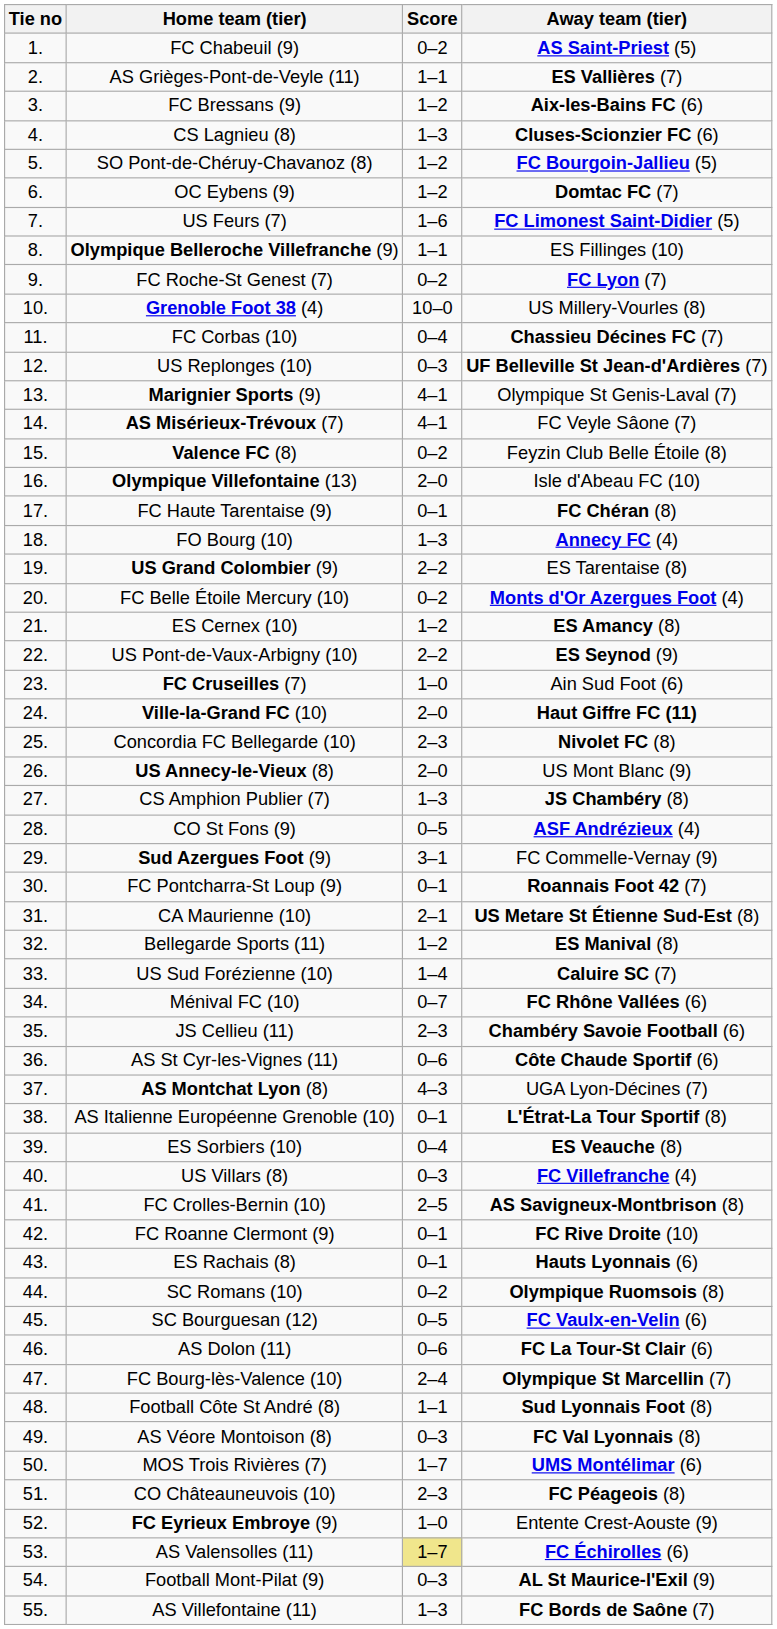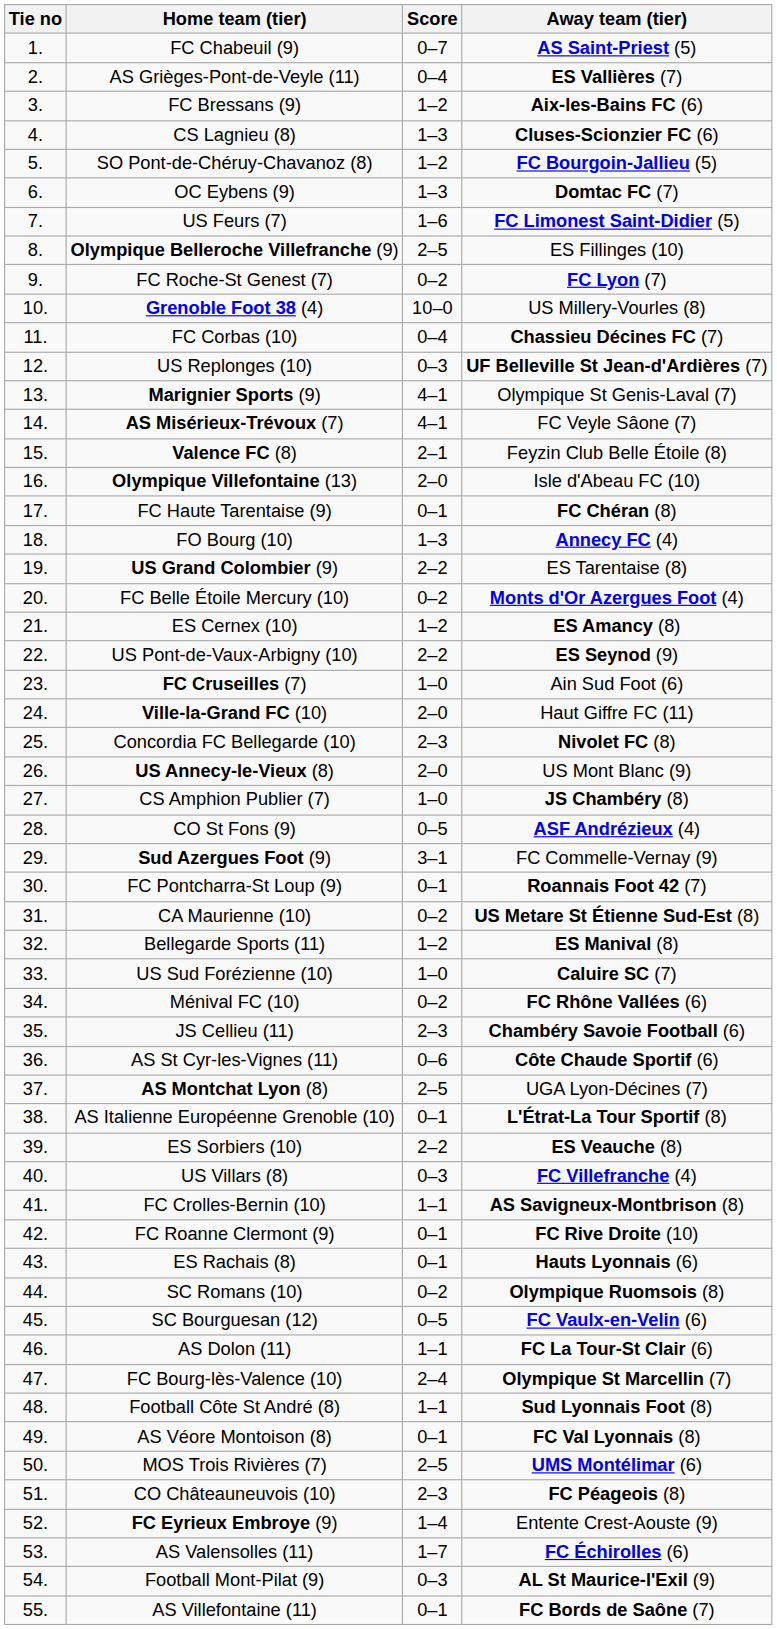(432, 47) 0–2 -> (432, 47) 0–7
(432, 76) 1–1 -> (432, 76) 0–4
(432, 192) 1–2 -> (432, 192) 1–3
(432, 250) 1–1 -> (432, 250) 2–5
(432, 452) 0–2 -> (432, 452) 2–1
(617, 713) bold -> (617, 713) normal
(432, 800) 1–3 -> (432, 800) 1–0
(432, 915) 2–1 -> (432, 915) 0–2
(432, 973) 1–4 -> (432, 973) 1–0
(432, 1002) 0–7 -> (432, 1002) 0–2
(432, 1089) 4–3 -> (432, 1089) 2–5
(432, 1147) 0–4 -> (432, 1147) 2–2
(432, 1204) 2–5 -> (432, 1204) 1–1
(432, 1349) 0–6 -> (432, 1349) 1–1
(432, 1436) 0–3 -> (432, 1436) 0–1
(432, 1465) 1–7 -> (432, 1465) 2–5
(432, 1523) 1–0 -> (432, 1523) 1–4
(432, 1552) khaki background -> (432, 1552) no background
(432, 1609) 1–3 -> (432, 1609) 0–1
